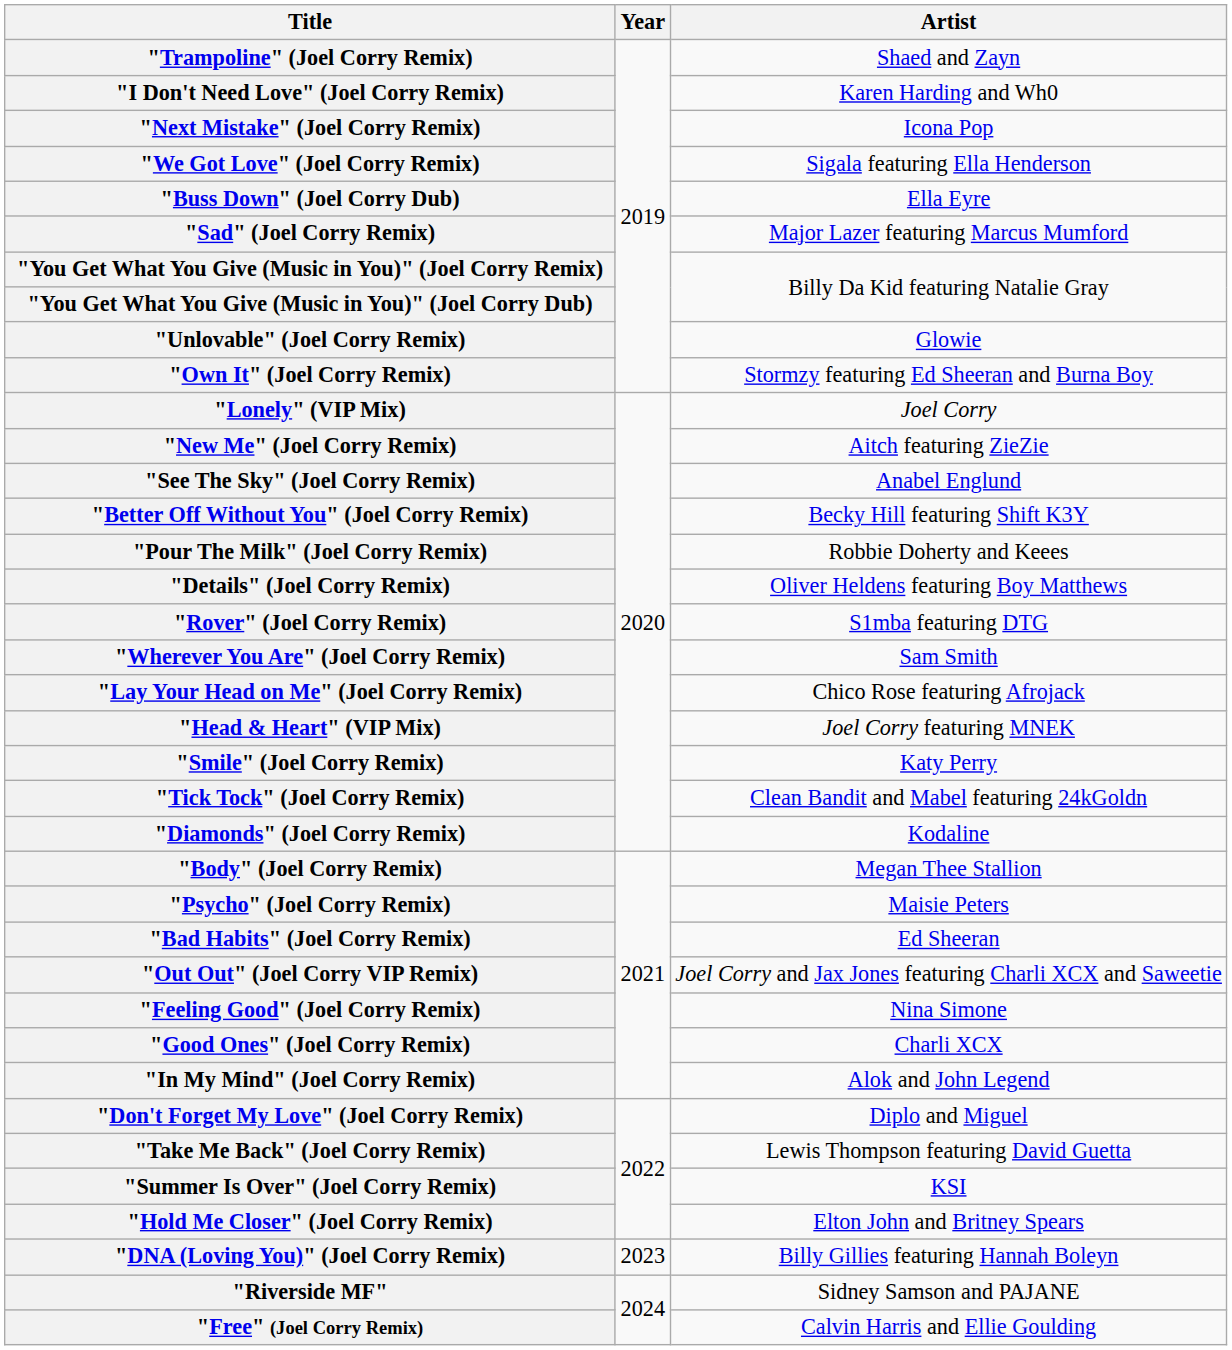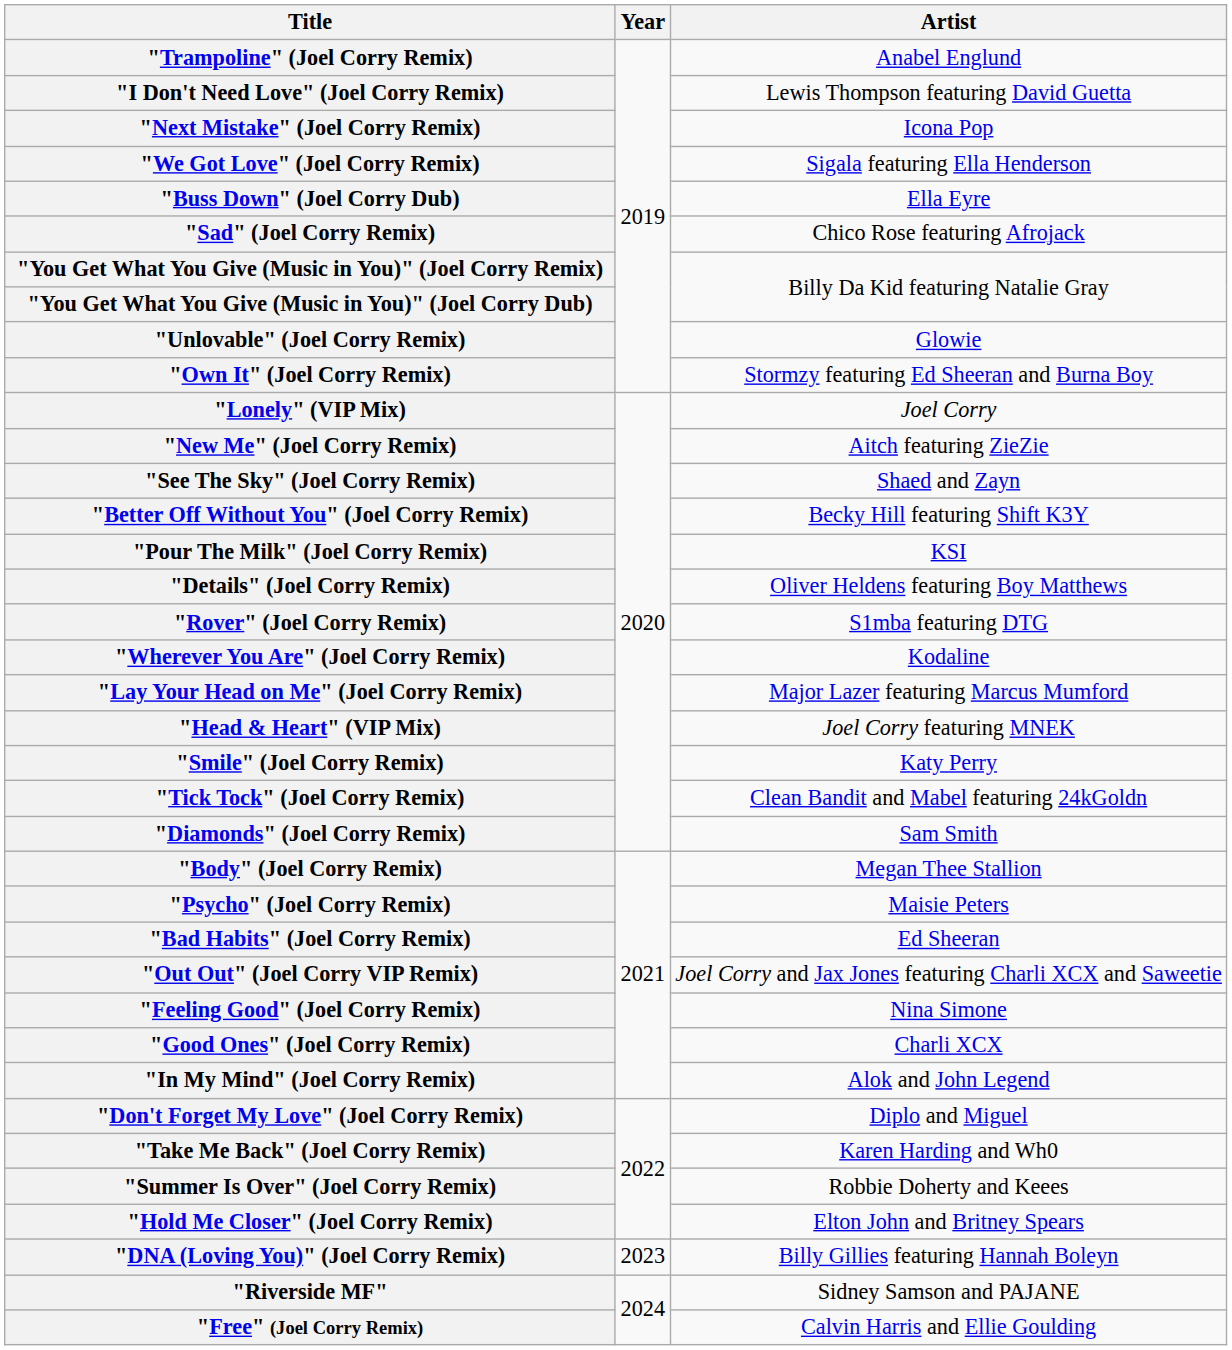(949, 57) Shaed and Zayn -> (949, 57) Anabel Englund
(949, 92) Karen Harding and Wh0 -> (949, 92) Lewis Thompson featuring David Guetta
(949, 233) Major Lazer featuring Marcus Mumford -> (949, 233) Chico Rose featuring Afrojack
(949, 480) Anabel Englund -> (949, 480) Shaed and Zayn
(949, 551) Robbie Doherty and Keees -> (949, 551) KSI
(949, 657) Sam Smith -> (949, 657) Kodaline
(949, 692) Chico Rose featuring Afrojack -> (949, 692) Major Lazer featuring Marcus Mumford
(949, 833) Kodaline -> (949, 833) Sam Smith
(949, 1150) Lewis Thompson featuring David Guetta -> (949, 1150) Karen Harding and Wh0
(949, 1186) KSI -> (949, 1186) Robbie Doherty and Keees
